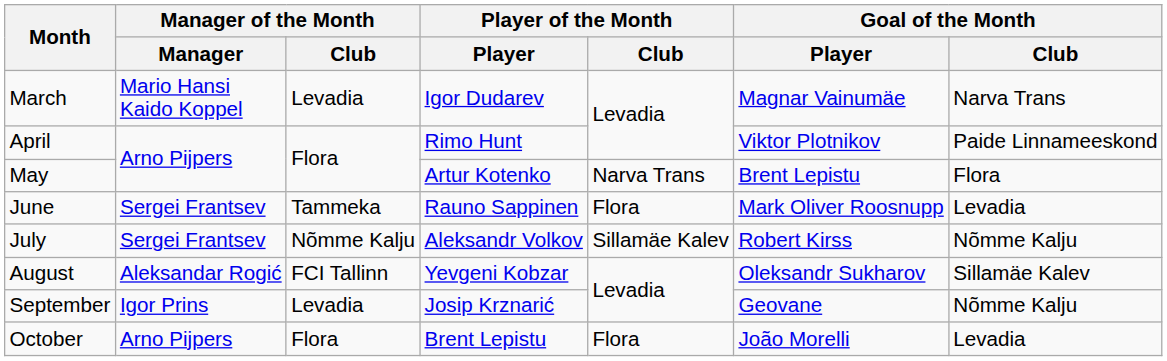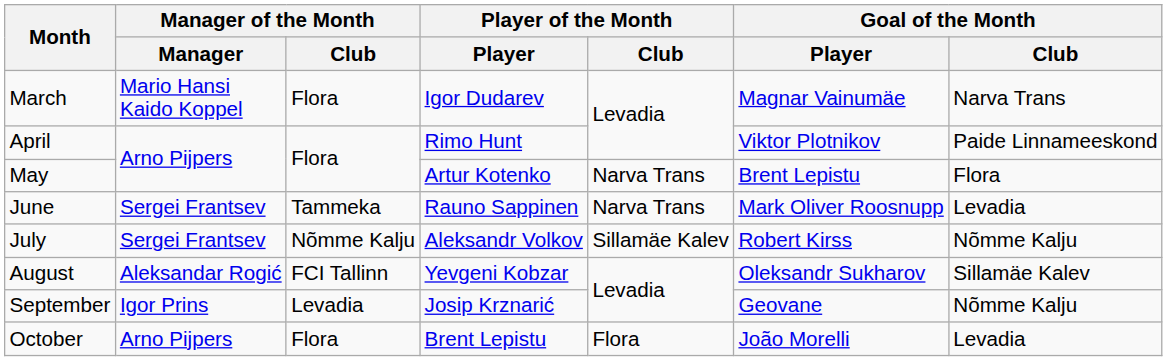(327, 97) Levadia -> (315, 97) Flora
(616, 207) Flora -> (649, 207) Narva Trans
